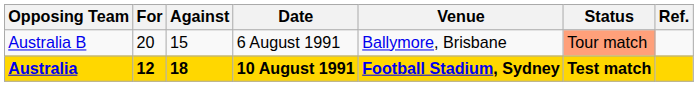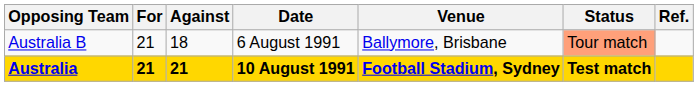(146, 42) 20 -> (146, 42) 21
(179, 42) 15 -> (179, 42) 18
(146, 68) 12 -> (146, 68) 21
(179, 68) 18 -> (179, 68) 21
